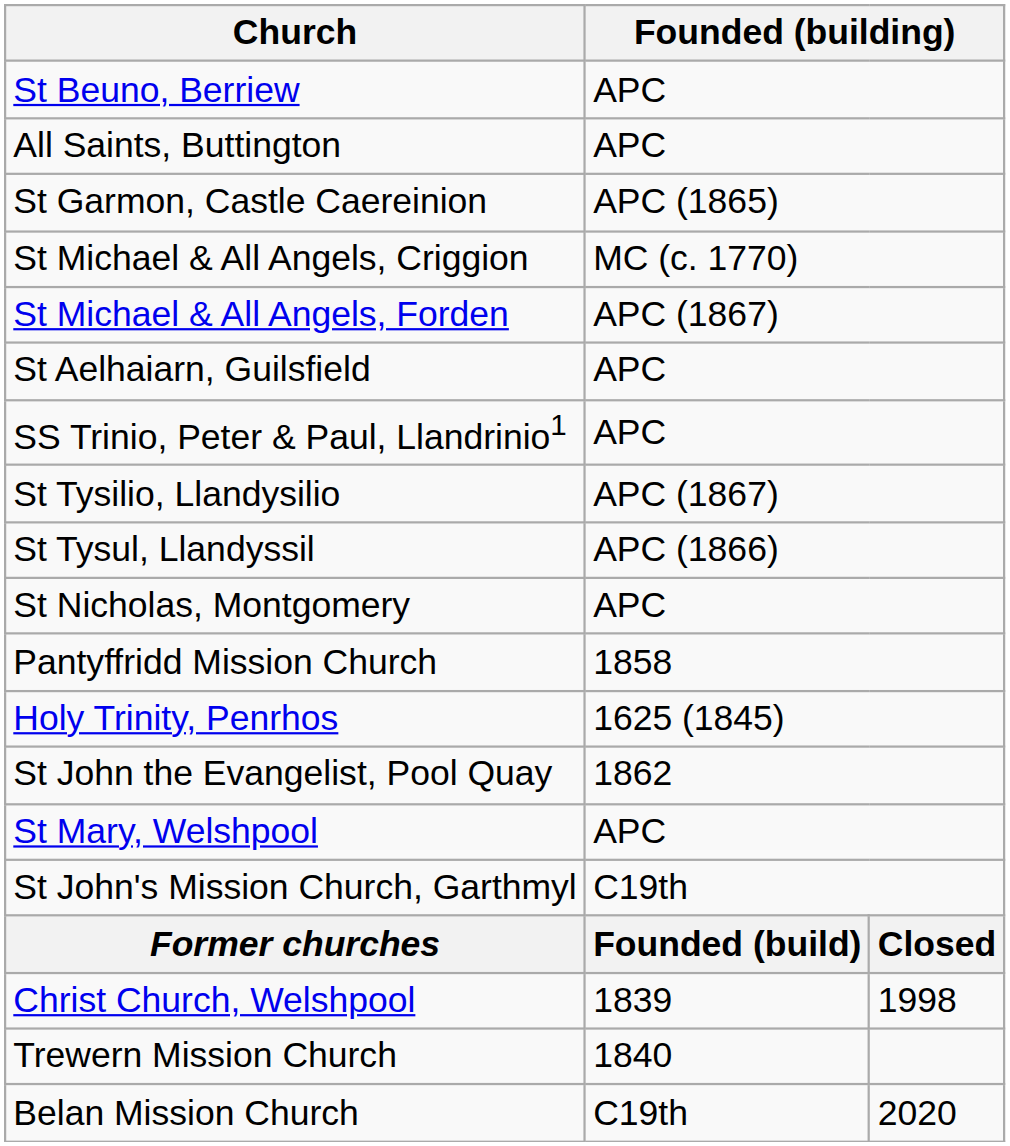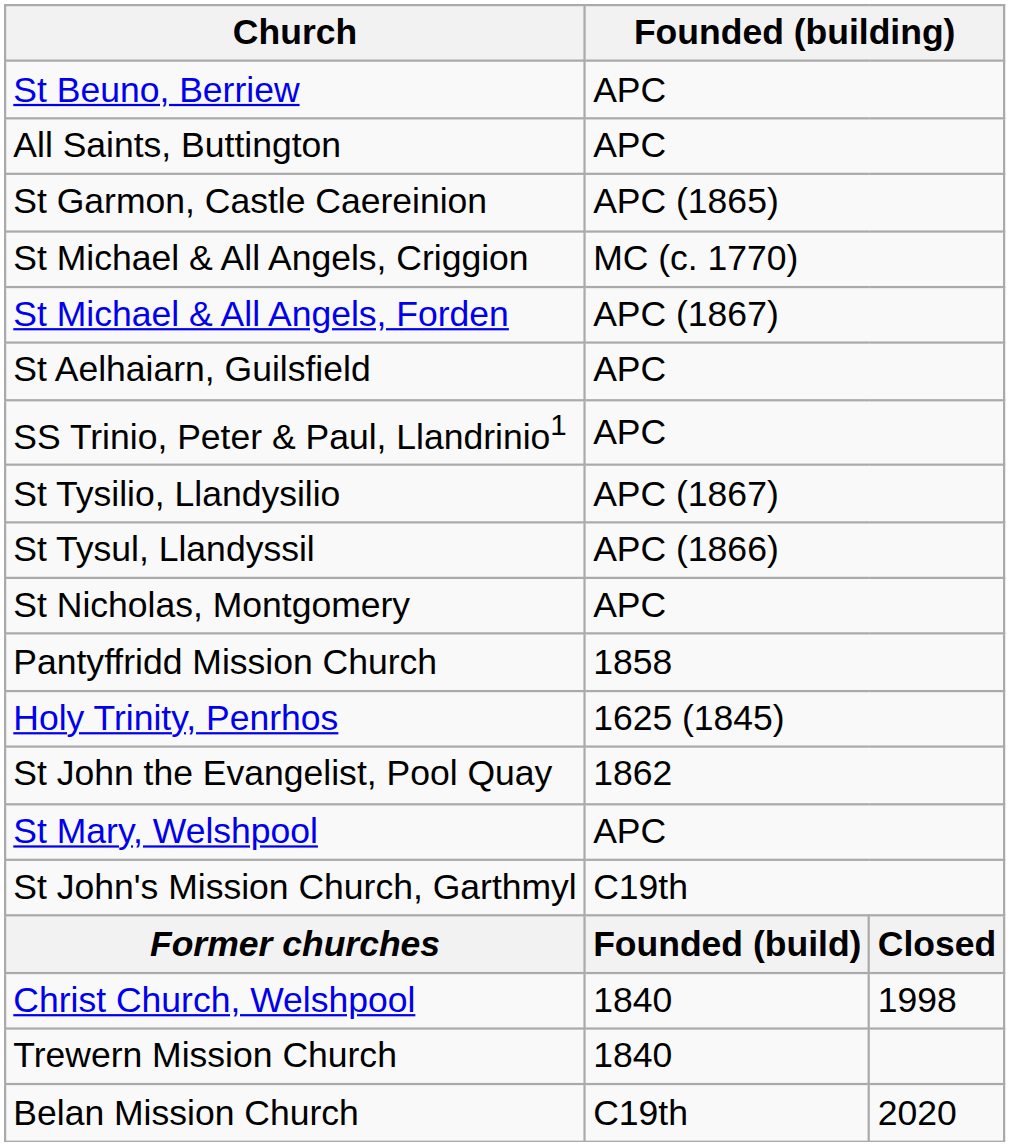(633, 999) 1839 -> (633, 999) 1840
